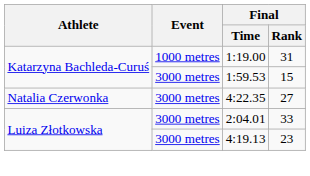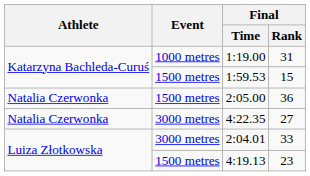(187, 77) 3000 metres -> (187, 77) 1500 metres
+ row: (246, 98)
(187, 139) 3000 metres -> (187, 160) 1500 metres
